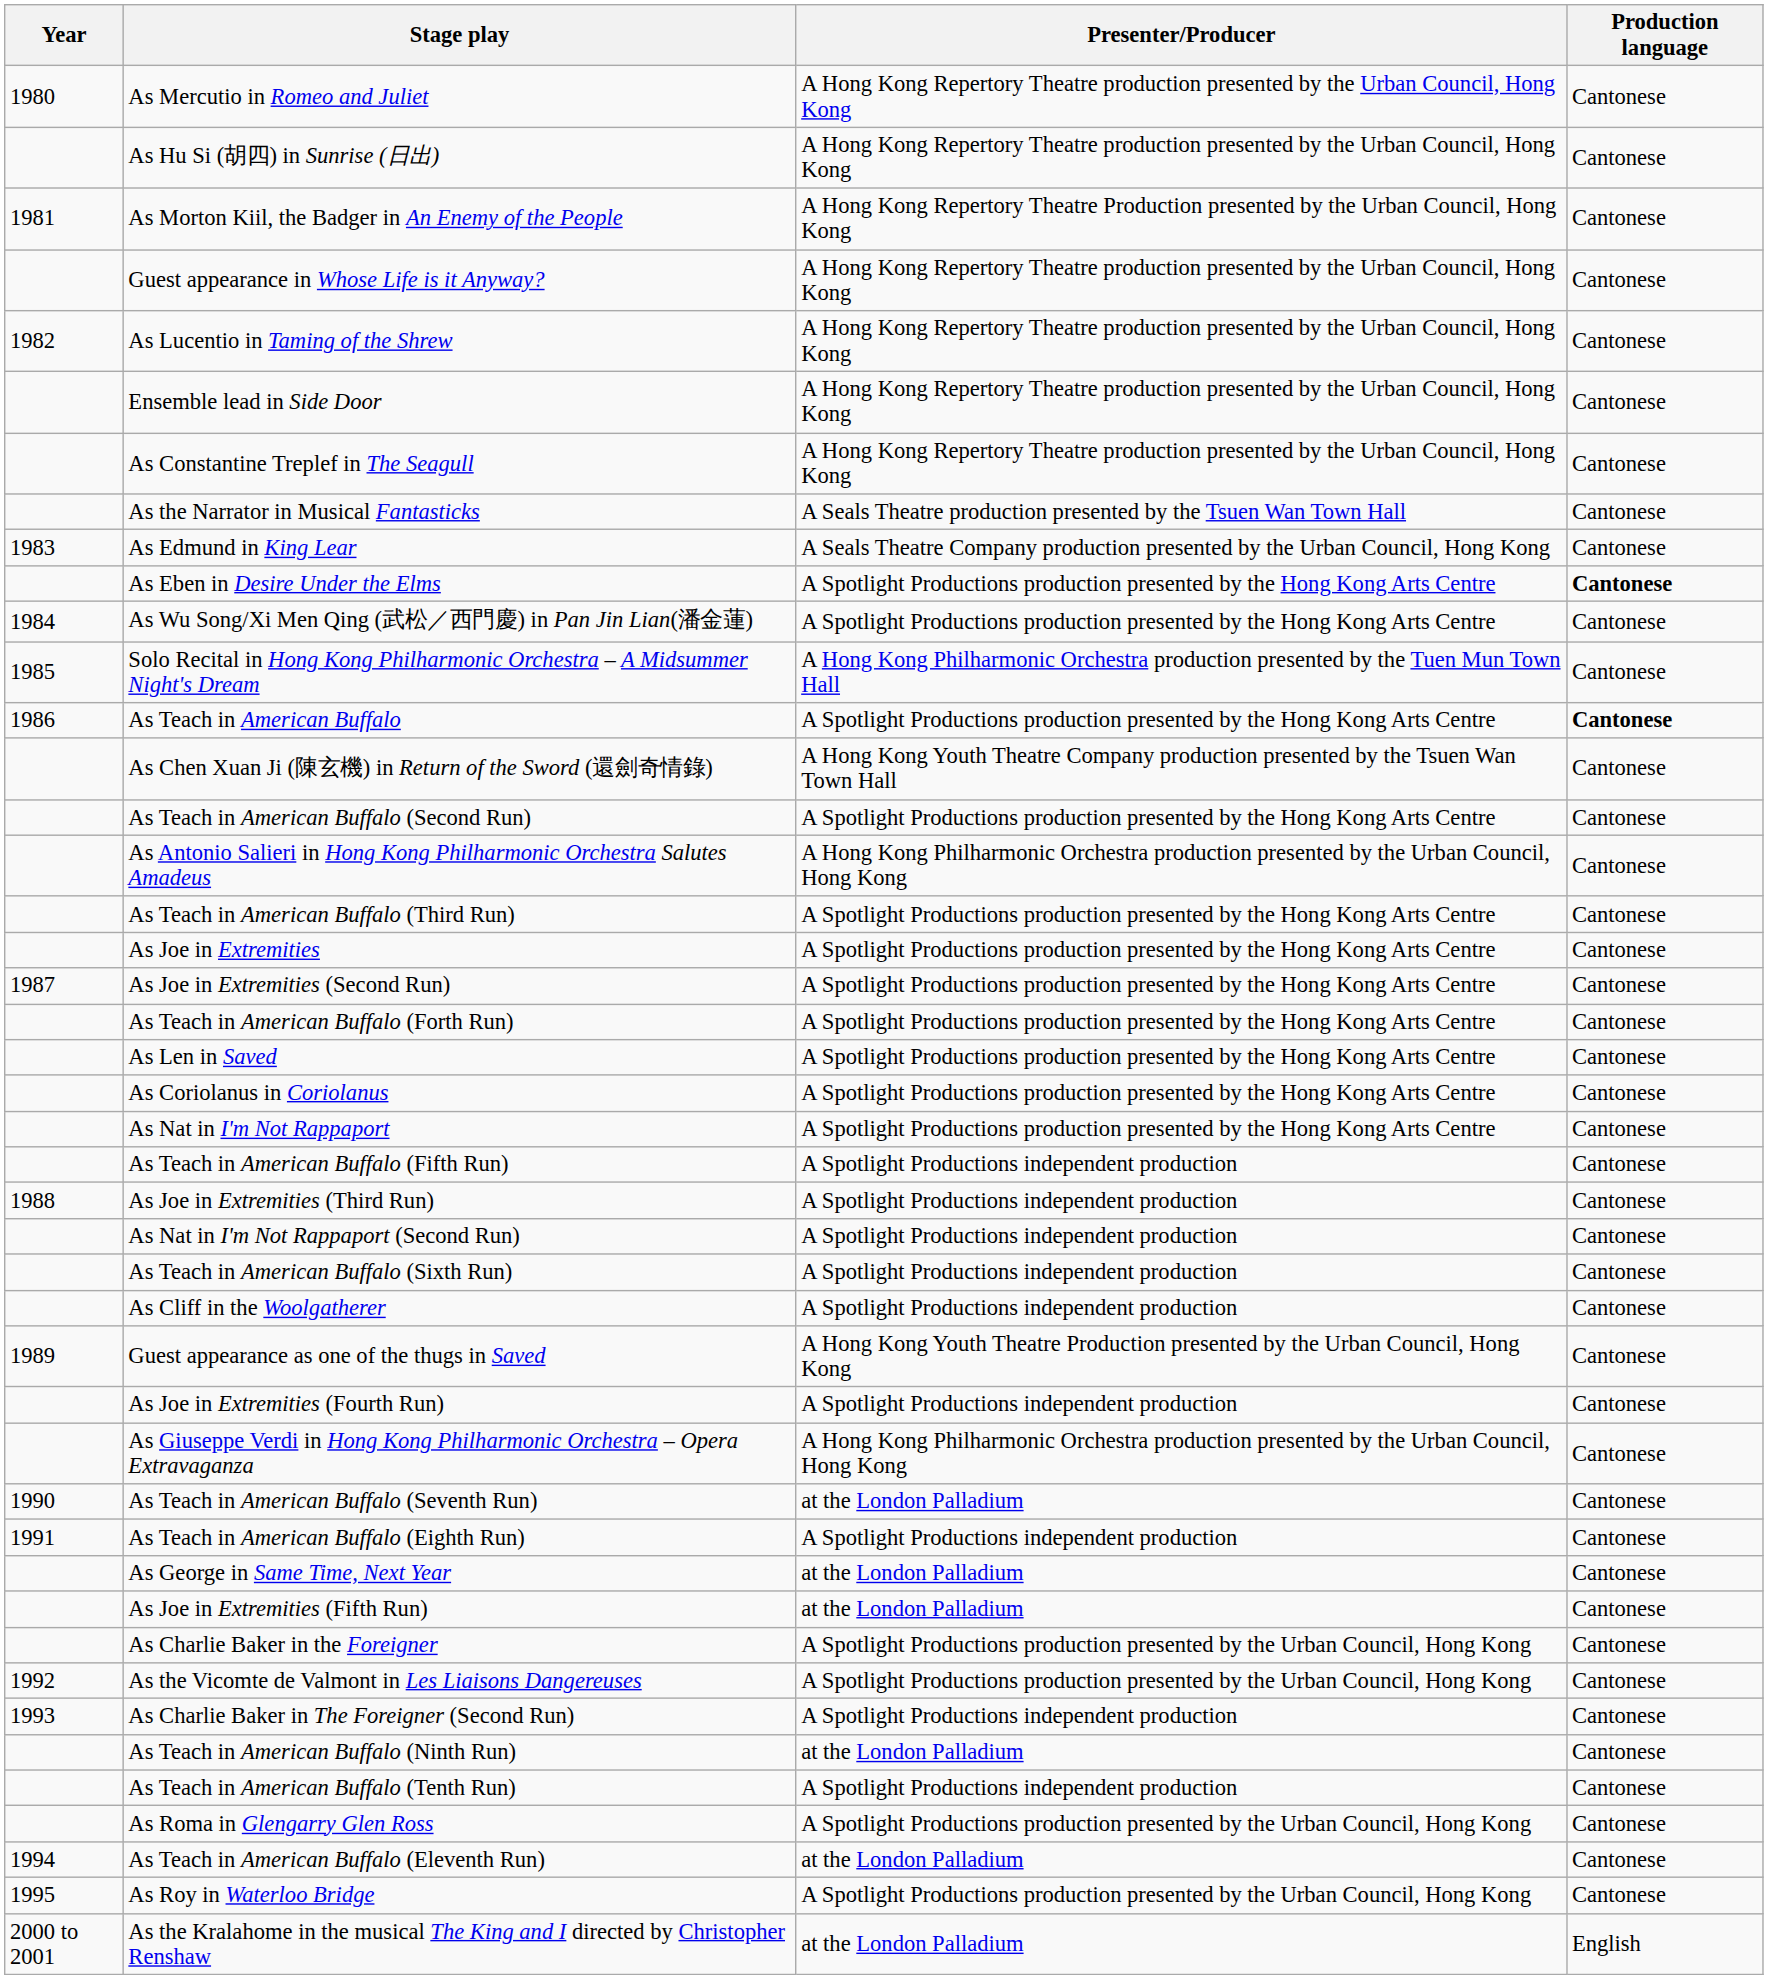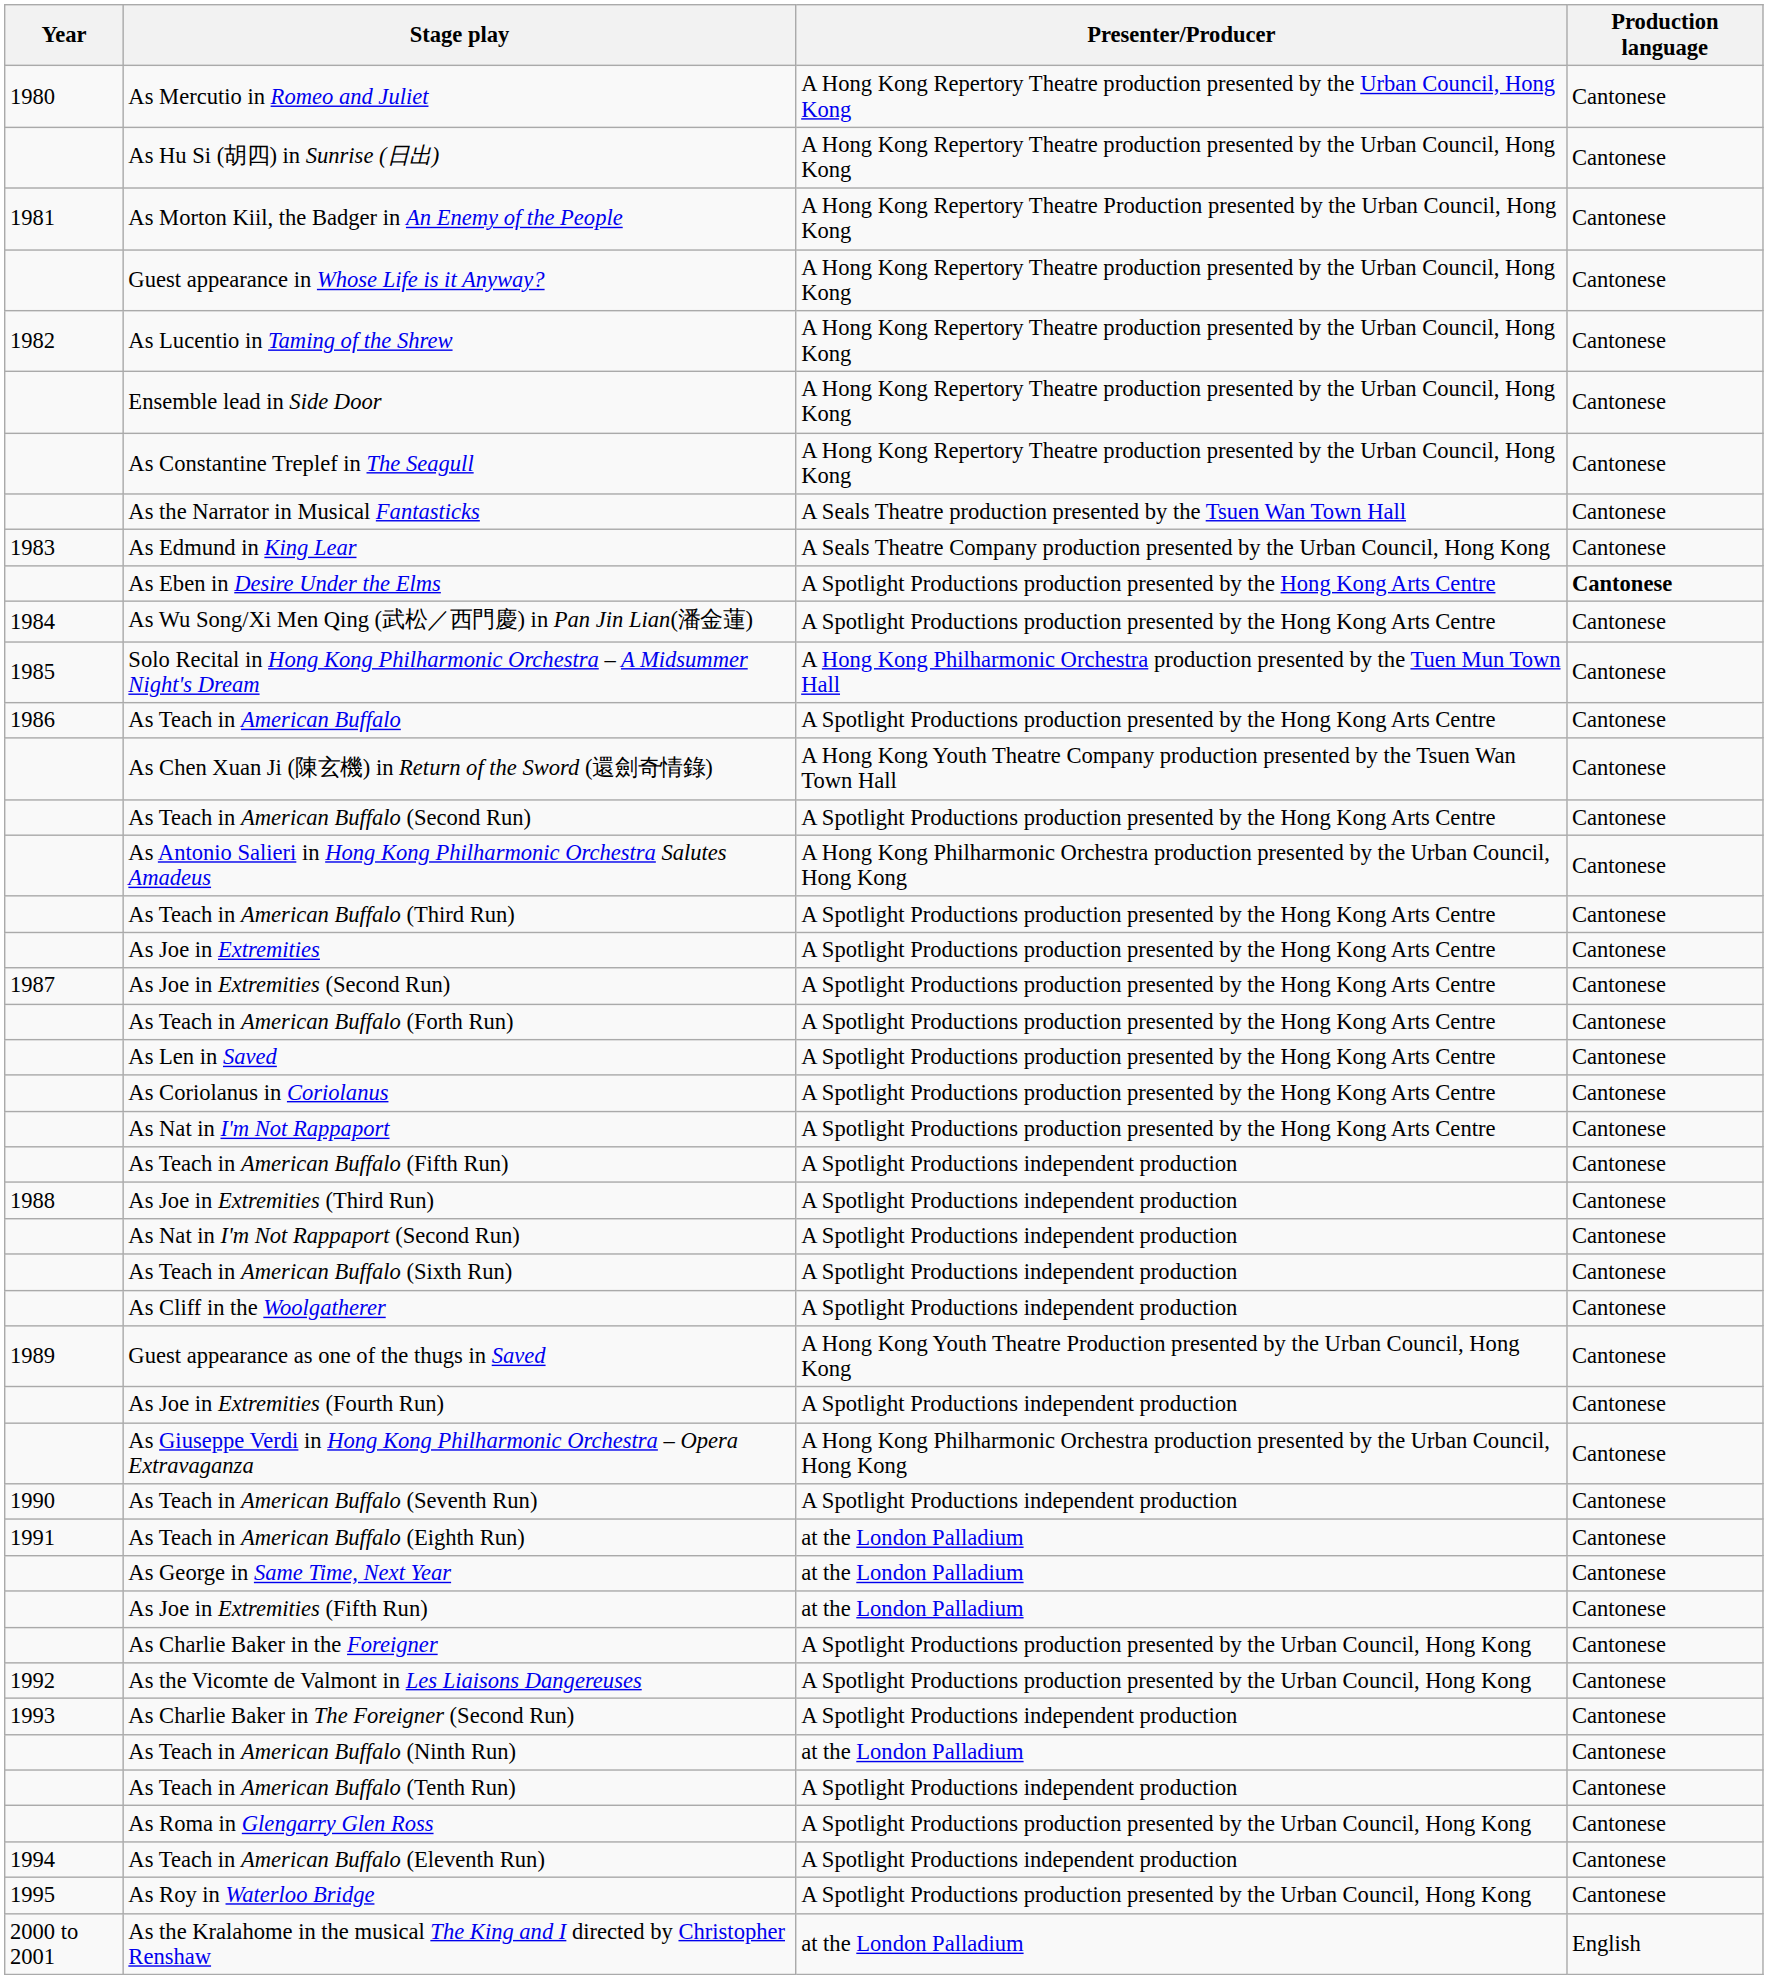(1622, 720) bold -> (1619, 720) normal
(912, 1501) at the London Palladium -> (1019, 1501) A Spotlight Productions independent production
(1019, 1537) A Spotlight Productions independent production -> (912, 1537) at the London Palladium
(912, 1859) at the London Palladium -> (1019, 1859) A Spotlight Productions independent production
